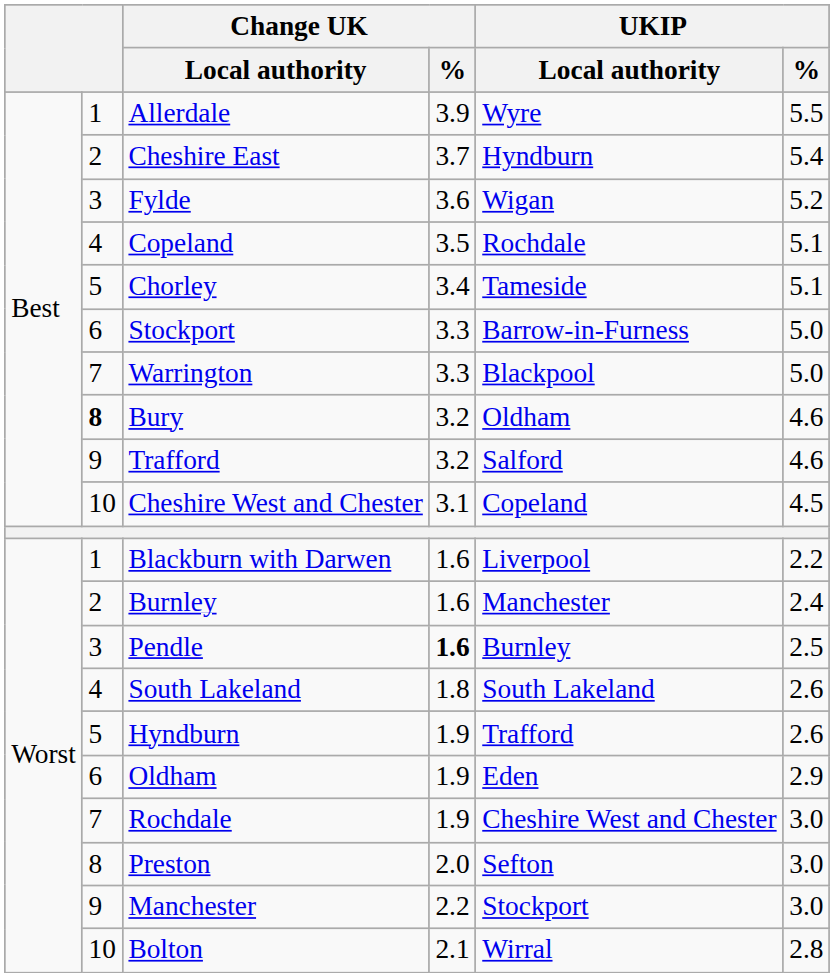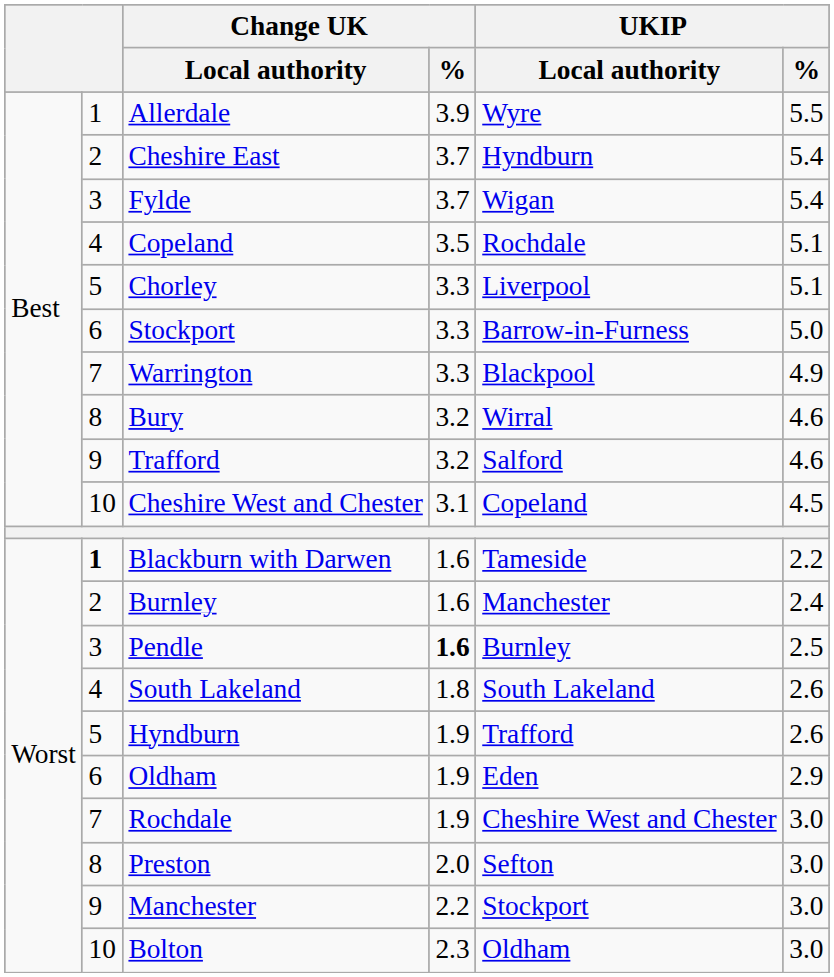(453, 199) 3.6 -> (453, 199) 3.7
(806, 199) 5.2 -> (806, 199) 5.4
(453, 286) 3.4 -> (453, 286) 3.3
(534, 286) Tameside -> (536, 286) Liverpool
(806, 373) 5.0 -> (806, 373) 4.9
(95, 416) bold -> (95, 416) normal
(526, 416) Oldham -> (517, 416) Wirral
(95, 559) normal -> (95, 559) bold
(536, 559) Liverpool -> (534, 559) Tameside
(453, 950) 2.1 -> (453, 950) 2.3
(517, 950) Wirral -> (526, 950) Oldham
(806, 950) 2.8 -> (806, 950) 3.0
